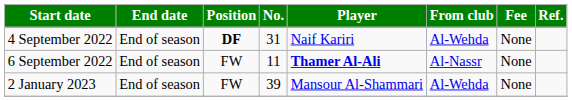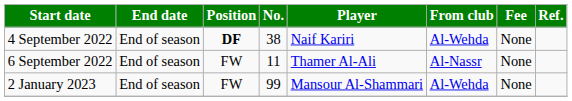(273, 38) 31 -> (273, 38) 38
(336, 61) bold -> (333, 61) normal
(273, 84) 39 -> (273, 84) 99
